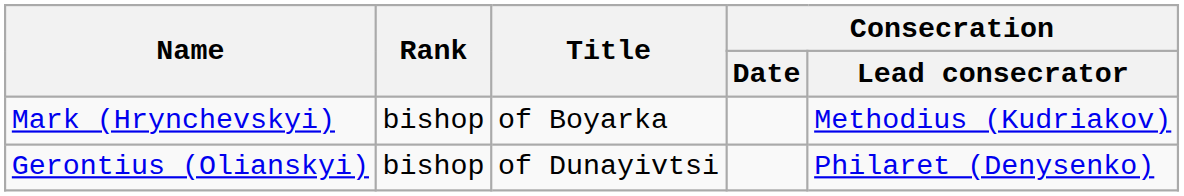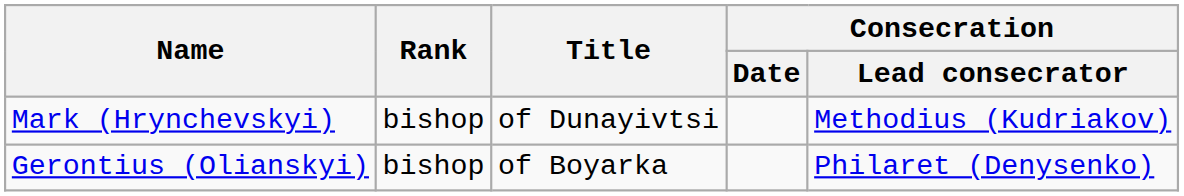(583, 121) of Boyarka -> (609, 121) of Dunayivtsi
(609, 167) of Dunayivtsi -> (583, 167) of Boyarka
